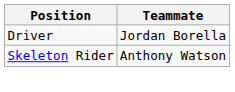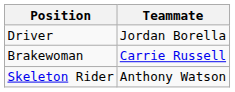+ row: (45, 56)
